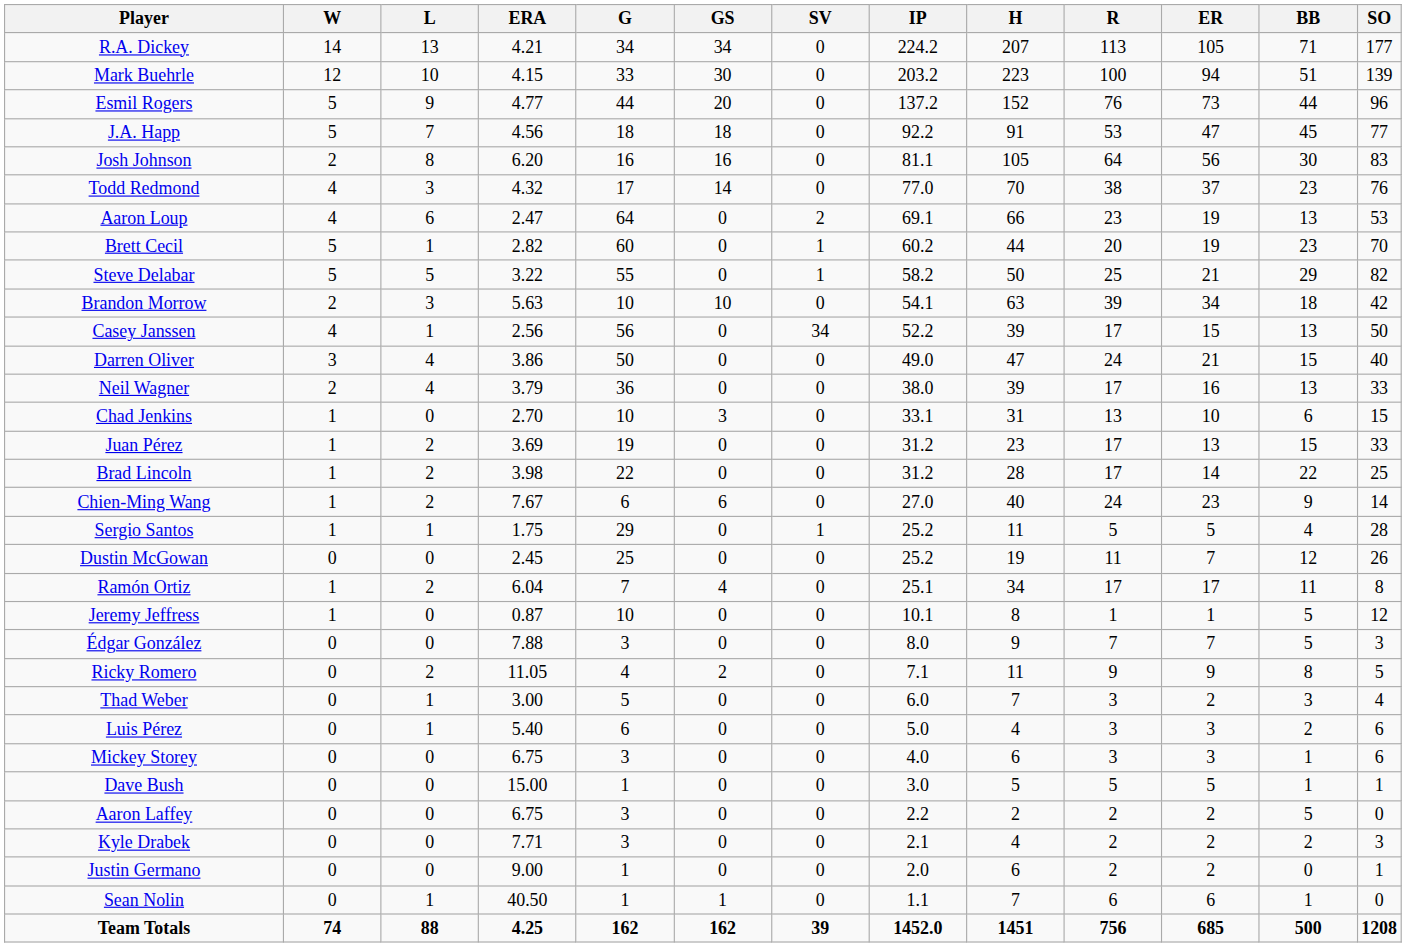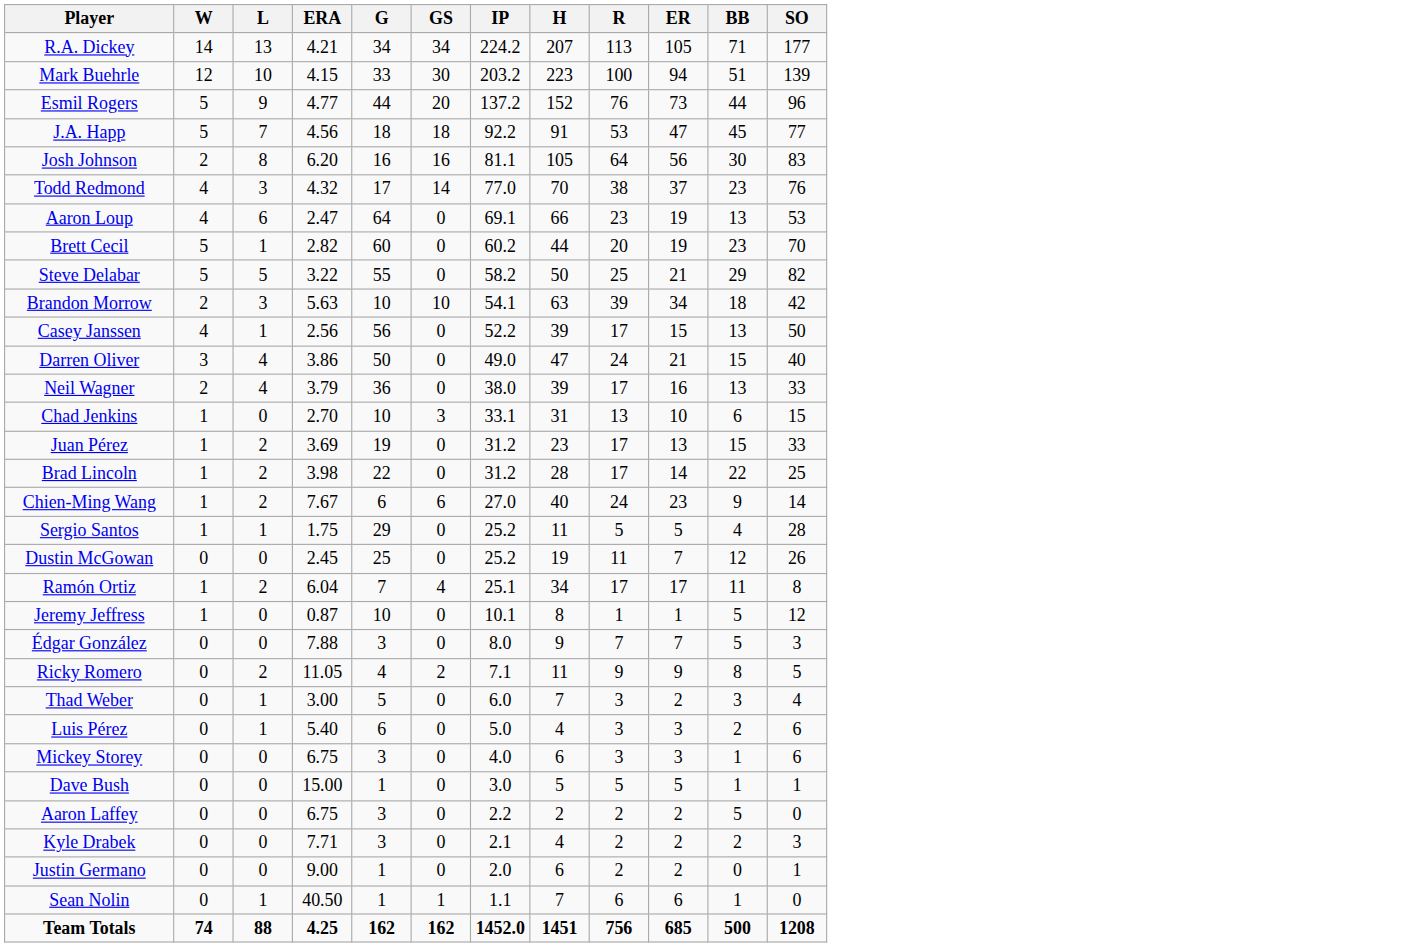- column: (820, 18)
